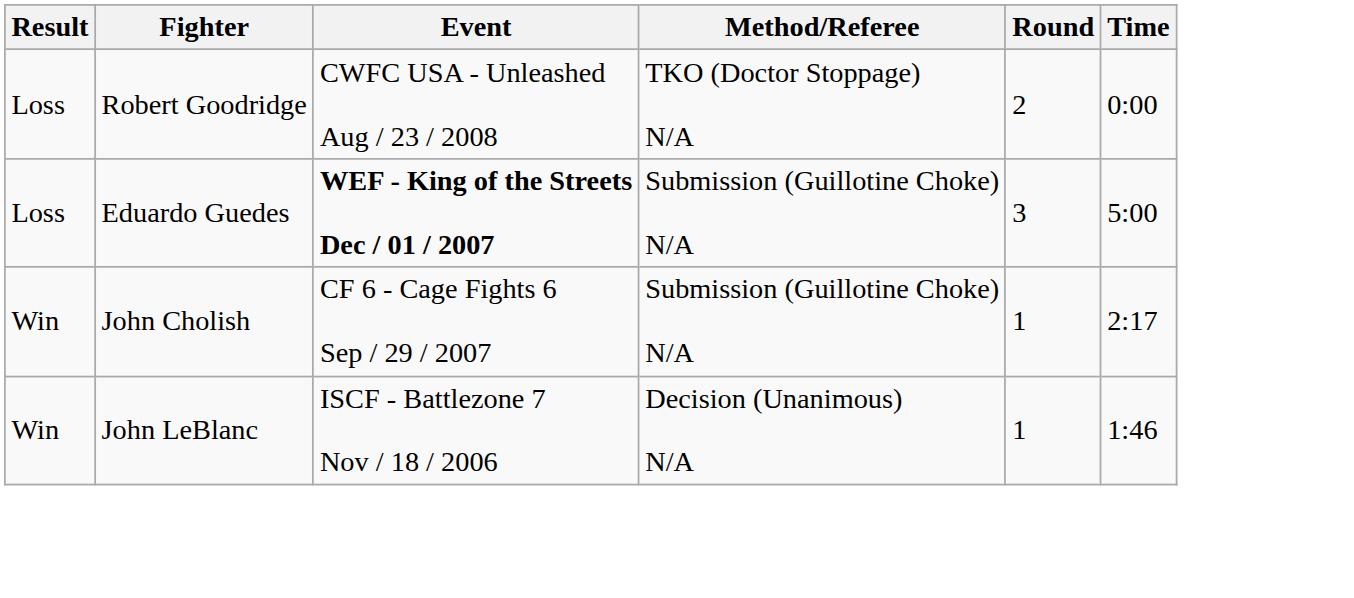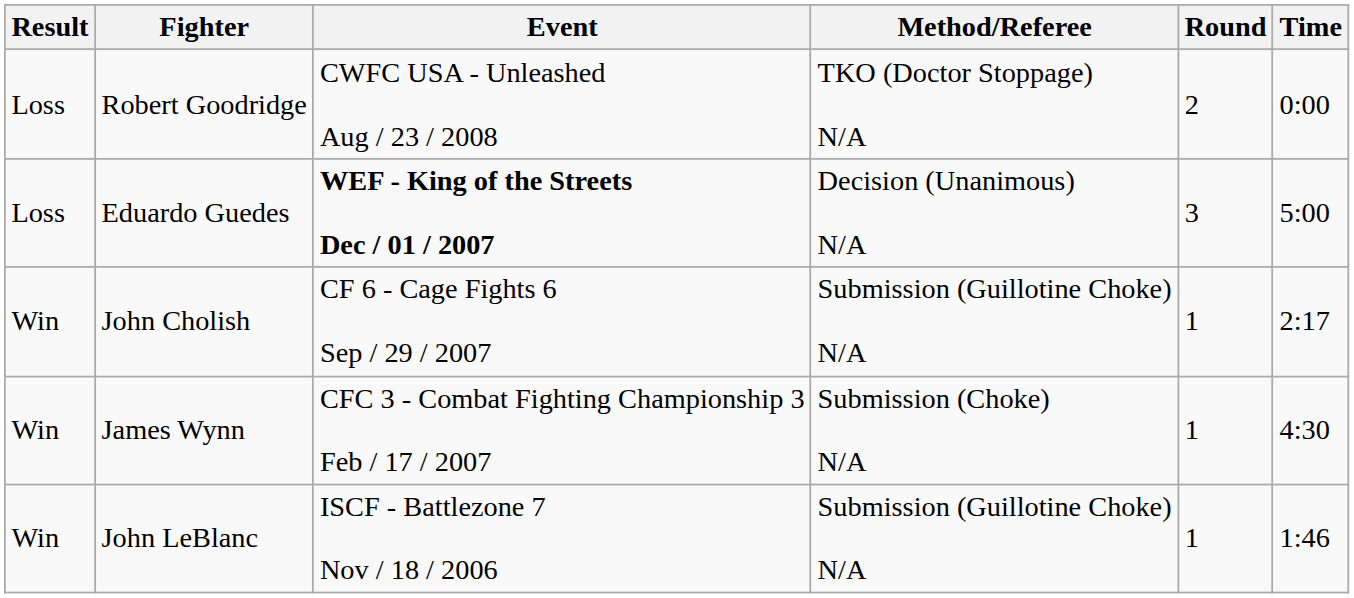(822, 212) Submission (Guillotine Choke) N/A -> (946, 212) Decision (Unanimous) N/A
+ row: (173, 429)
(774, 429) Decision (Unanimous) N/A -> (995, 538) Submission (Guillotine Choke) N/A
